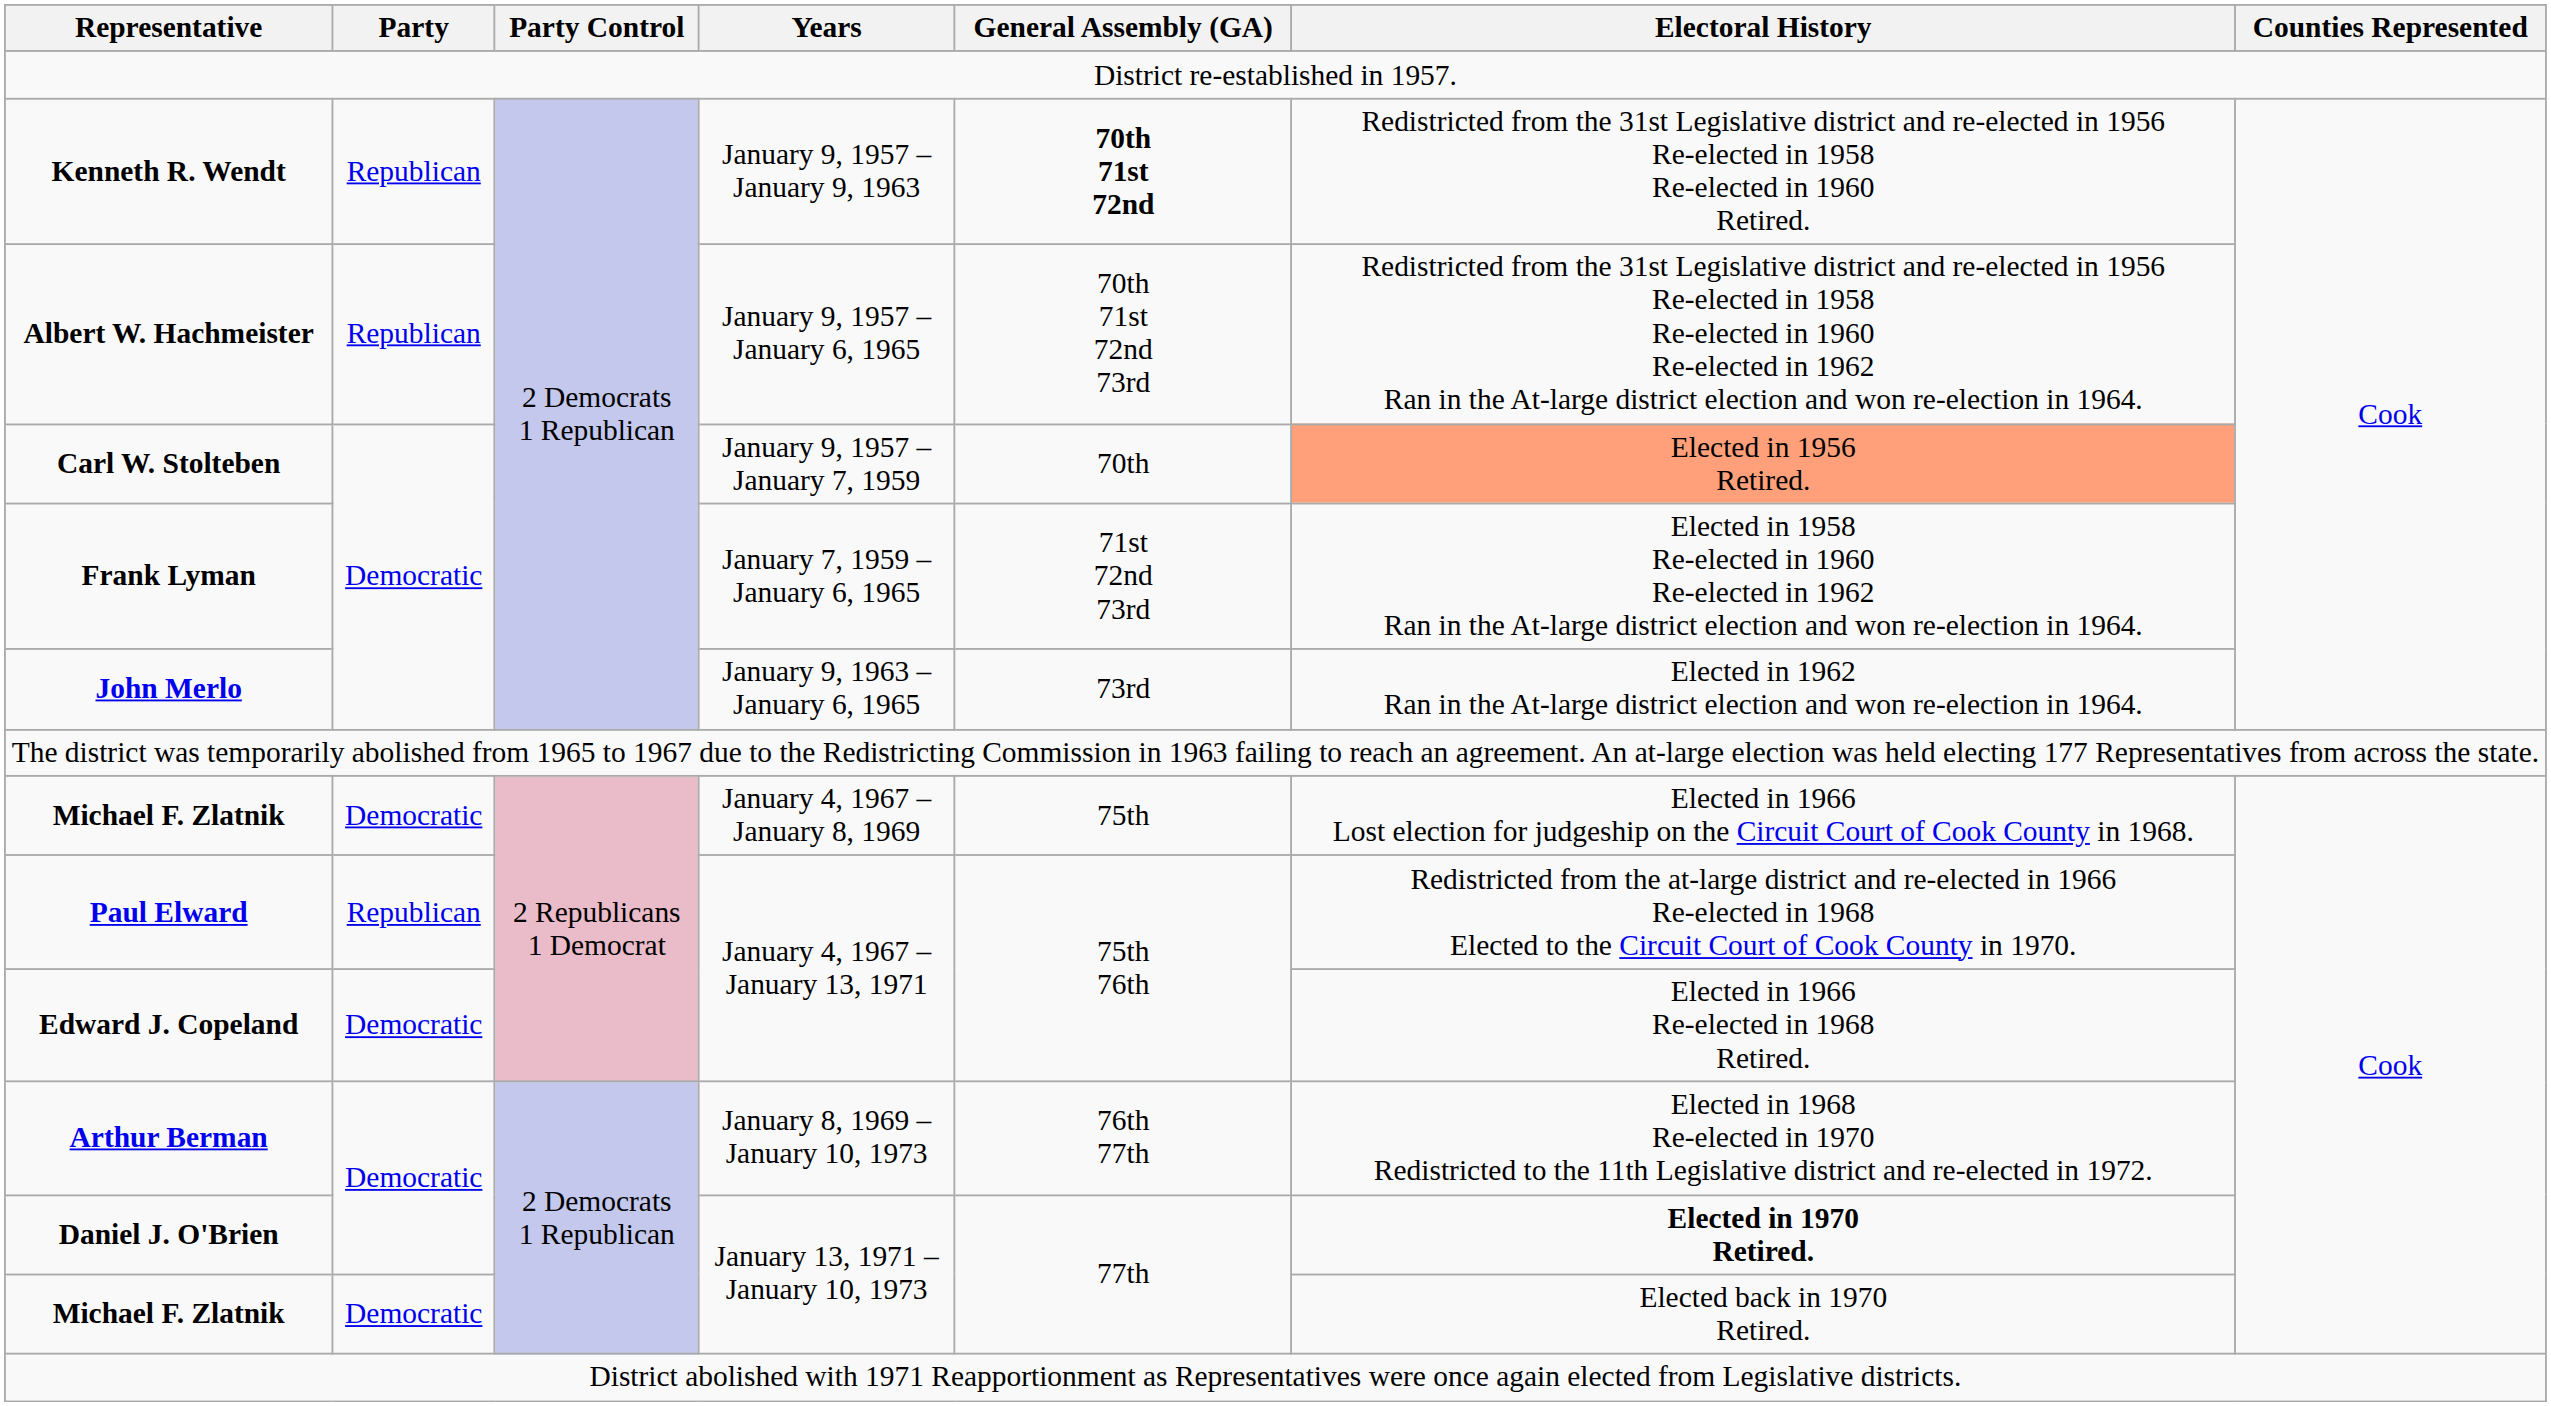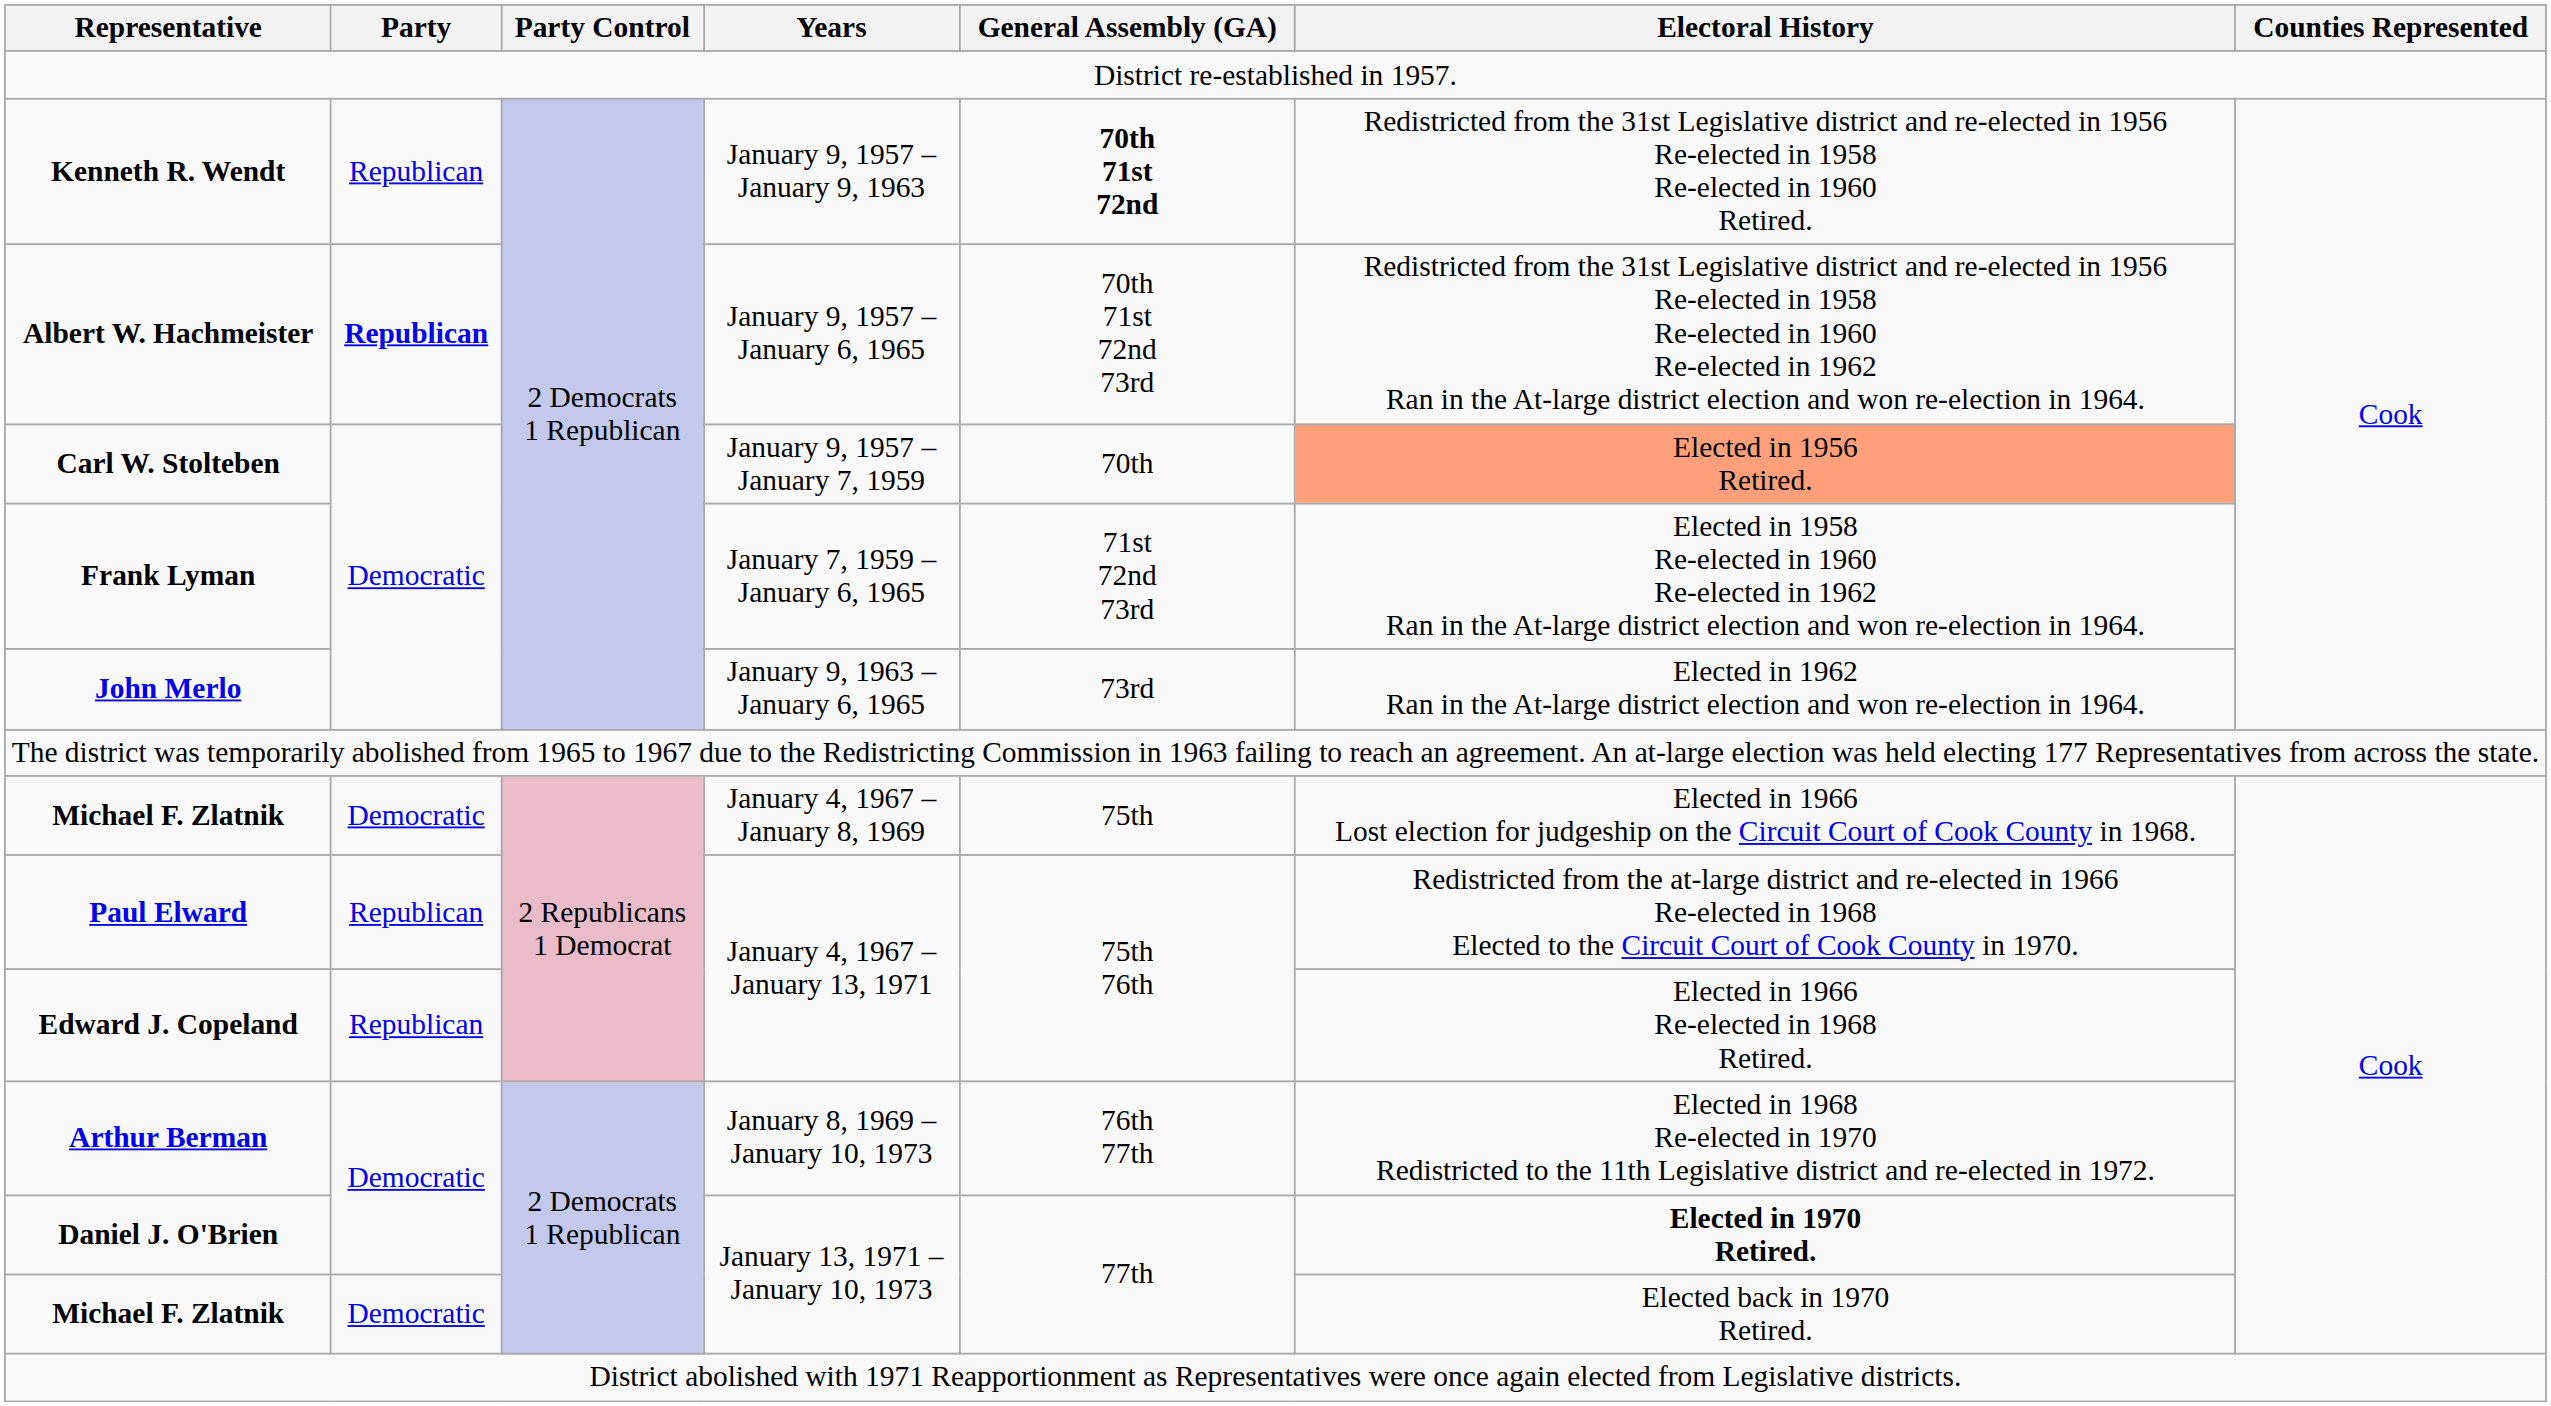(414, 333) normal -> (416, 333) bold
(414, 1024) Democratic -> (416, 1024) Republican
